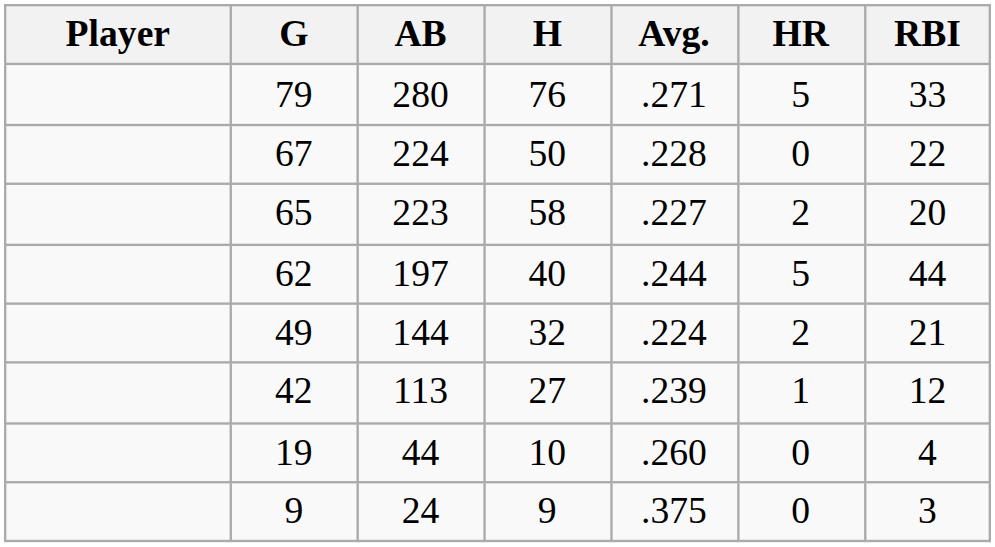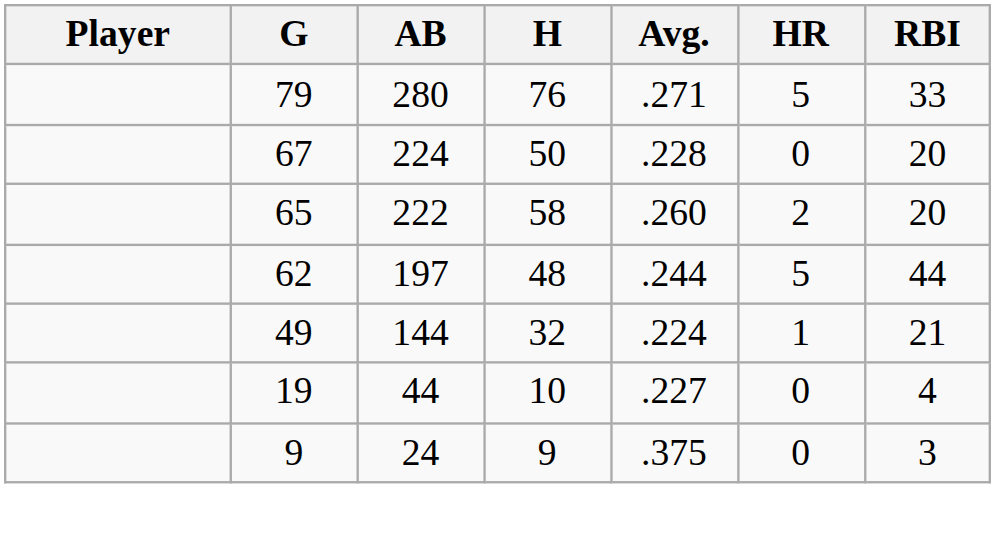(927, 153) 22 -> (927, 153) 20
(421, 213) 223 -> (421, 213) 222
(674, 213) .227 -> (674, 213) .260
(547, 272) 40 -> (547, 272) 48
(801, 332) 2 -> (801, 332) 1
- row: (294, 392)
(674, 451) .260 -> (674, 392) .227
